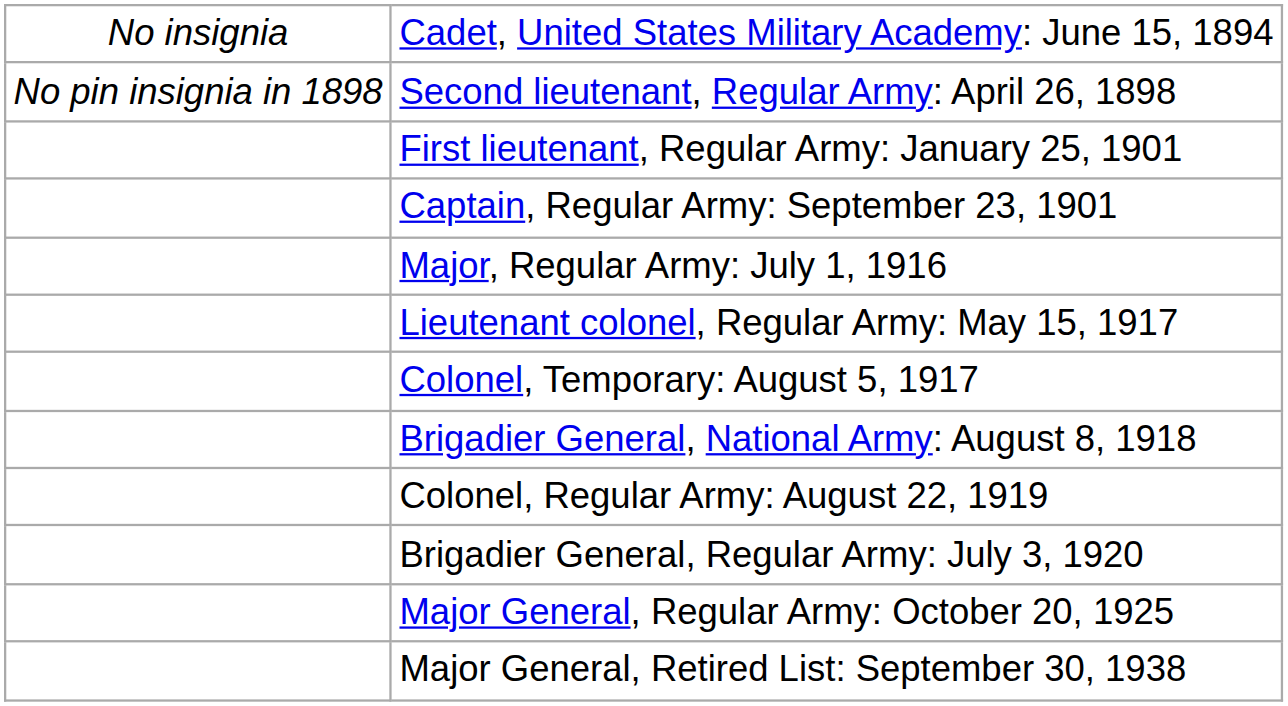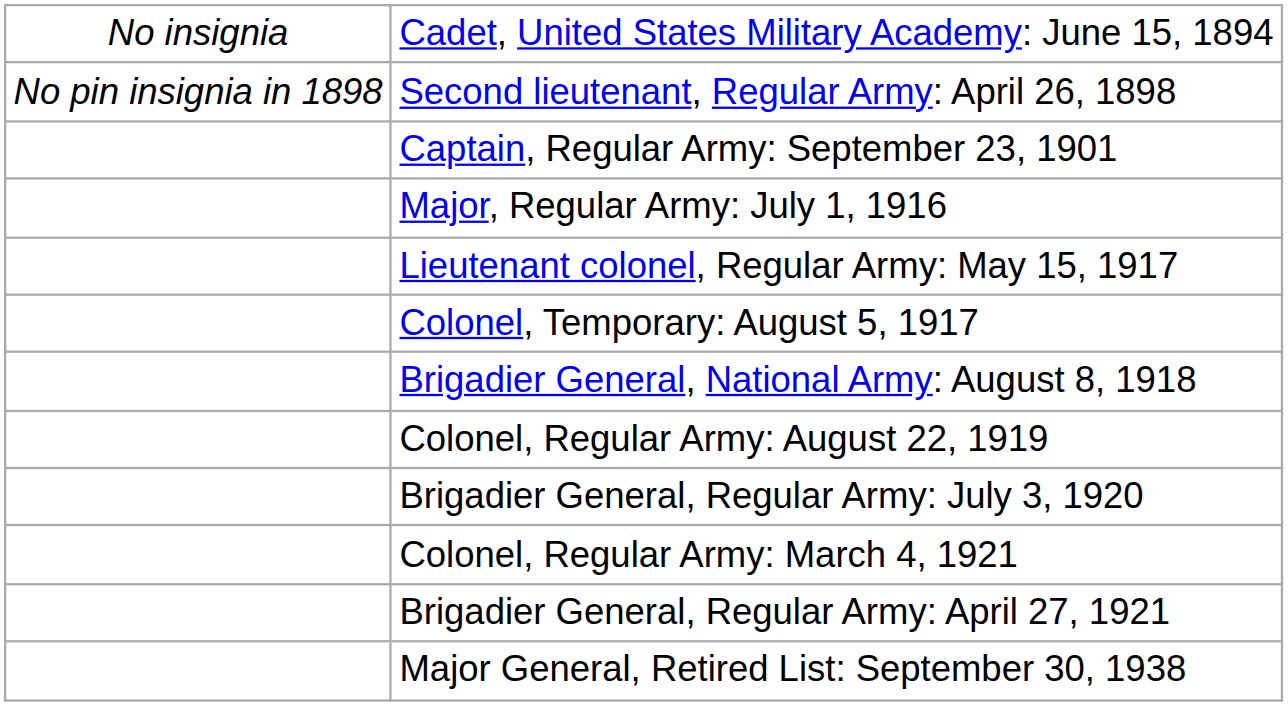- row: (791, 149)
+ row: (709, 554)
+ row: (785, 611)
- row: (787, 611)
